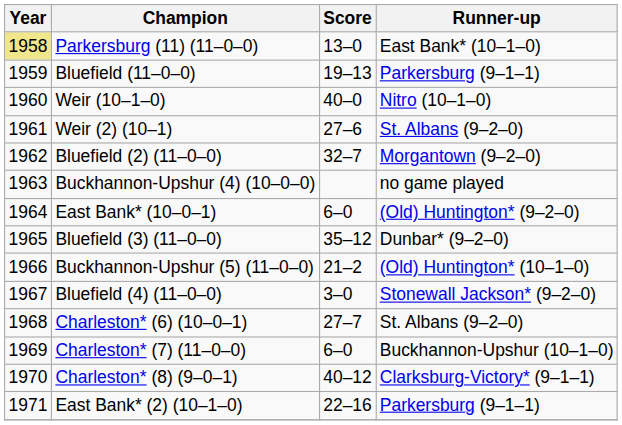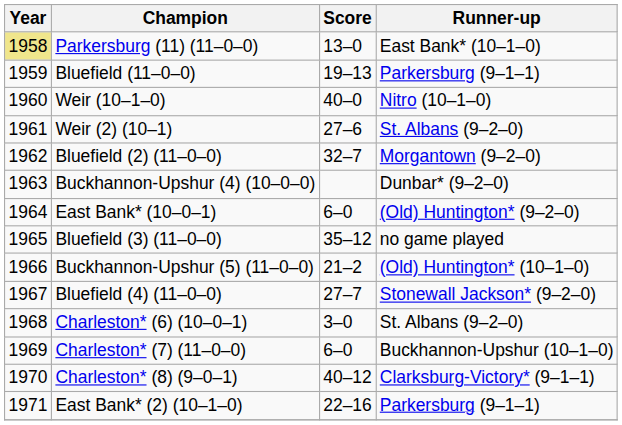(442, 184) no game played -> (444, 184) Dunbar* (9–2–0)
(444, 239) Dunbar* (9–2–0) -> (442, 239) no game played
(338, 294) 3–0 -> (343, 294) 27–7
(343, 322) 27–7 -> (338, 322) 3–0
